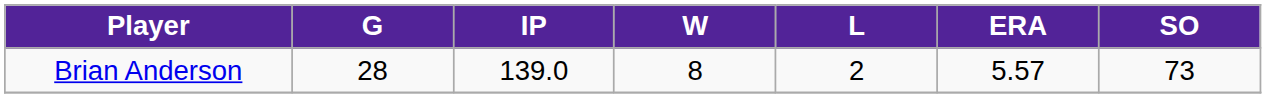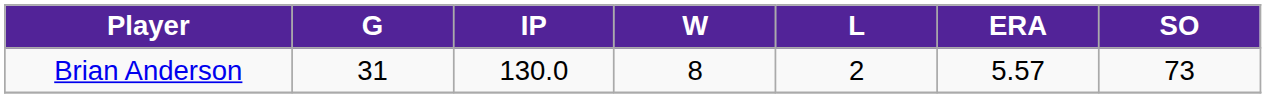(372, 69) 28 -> (372, 69) 31
(534, 69) 139.0 -> (534, 69) 130.0
